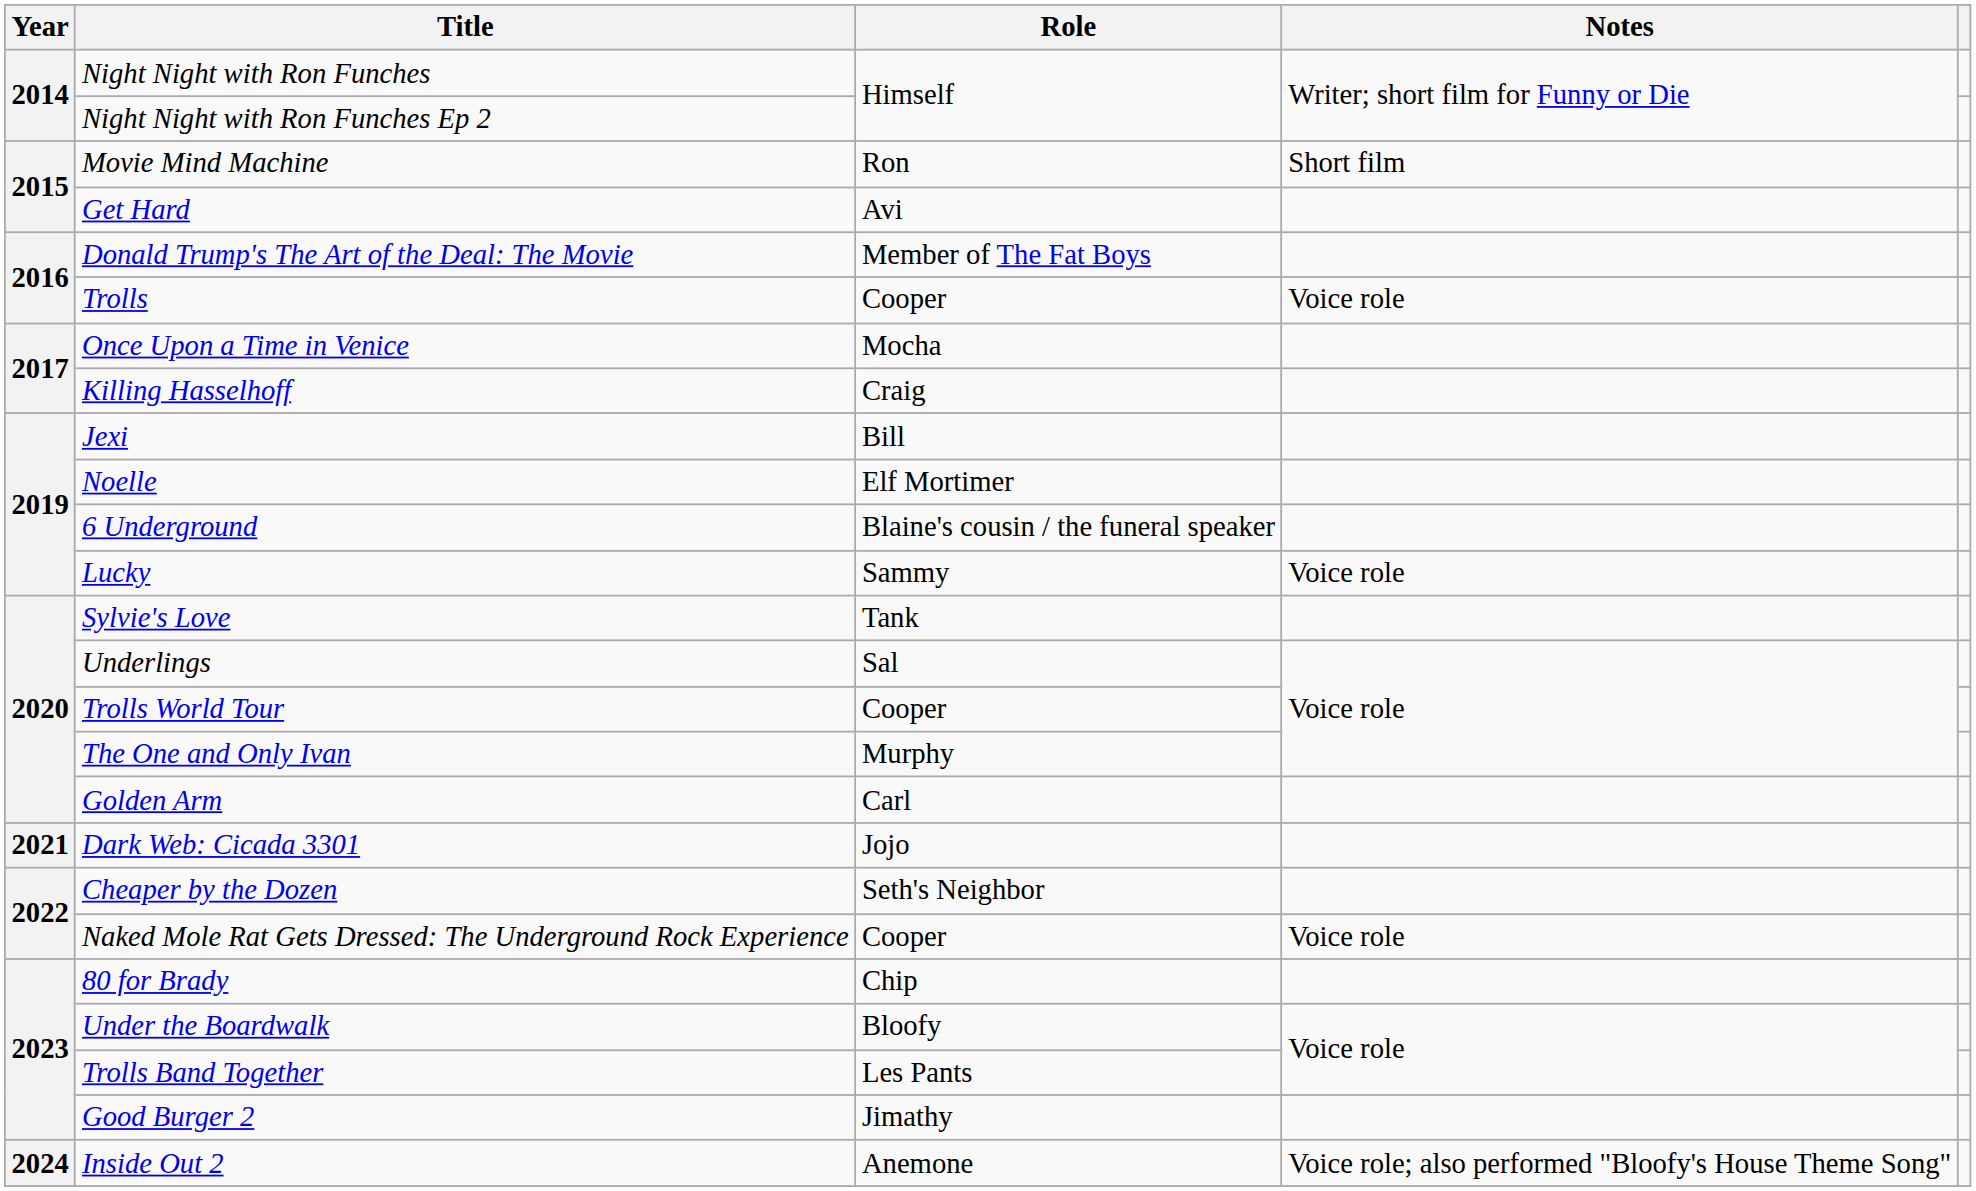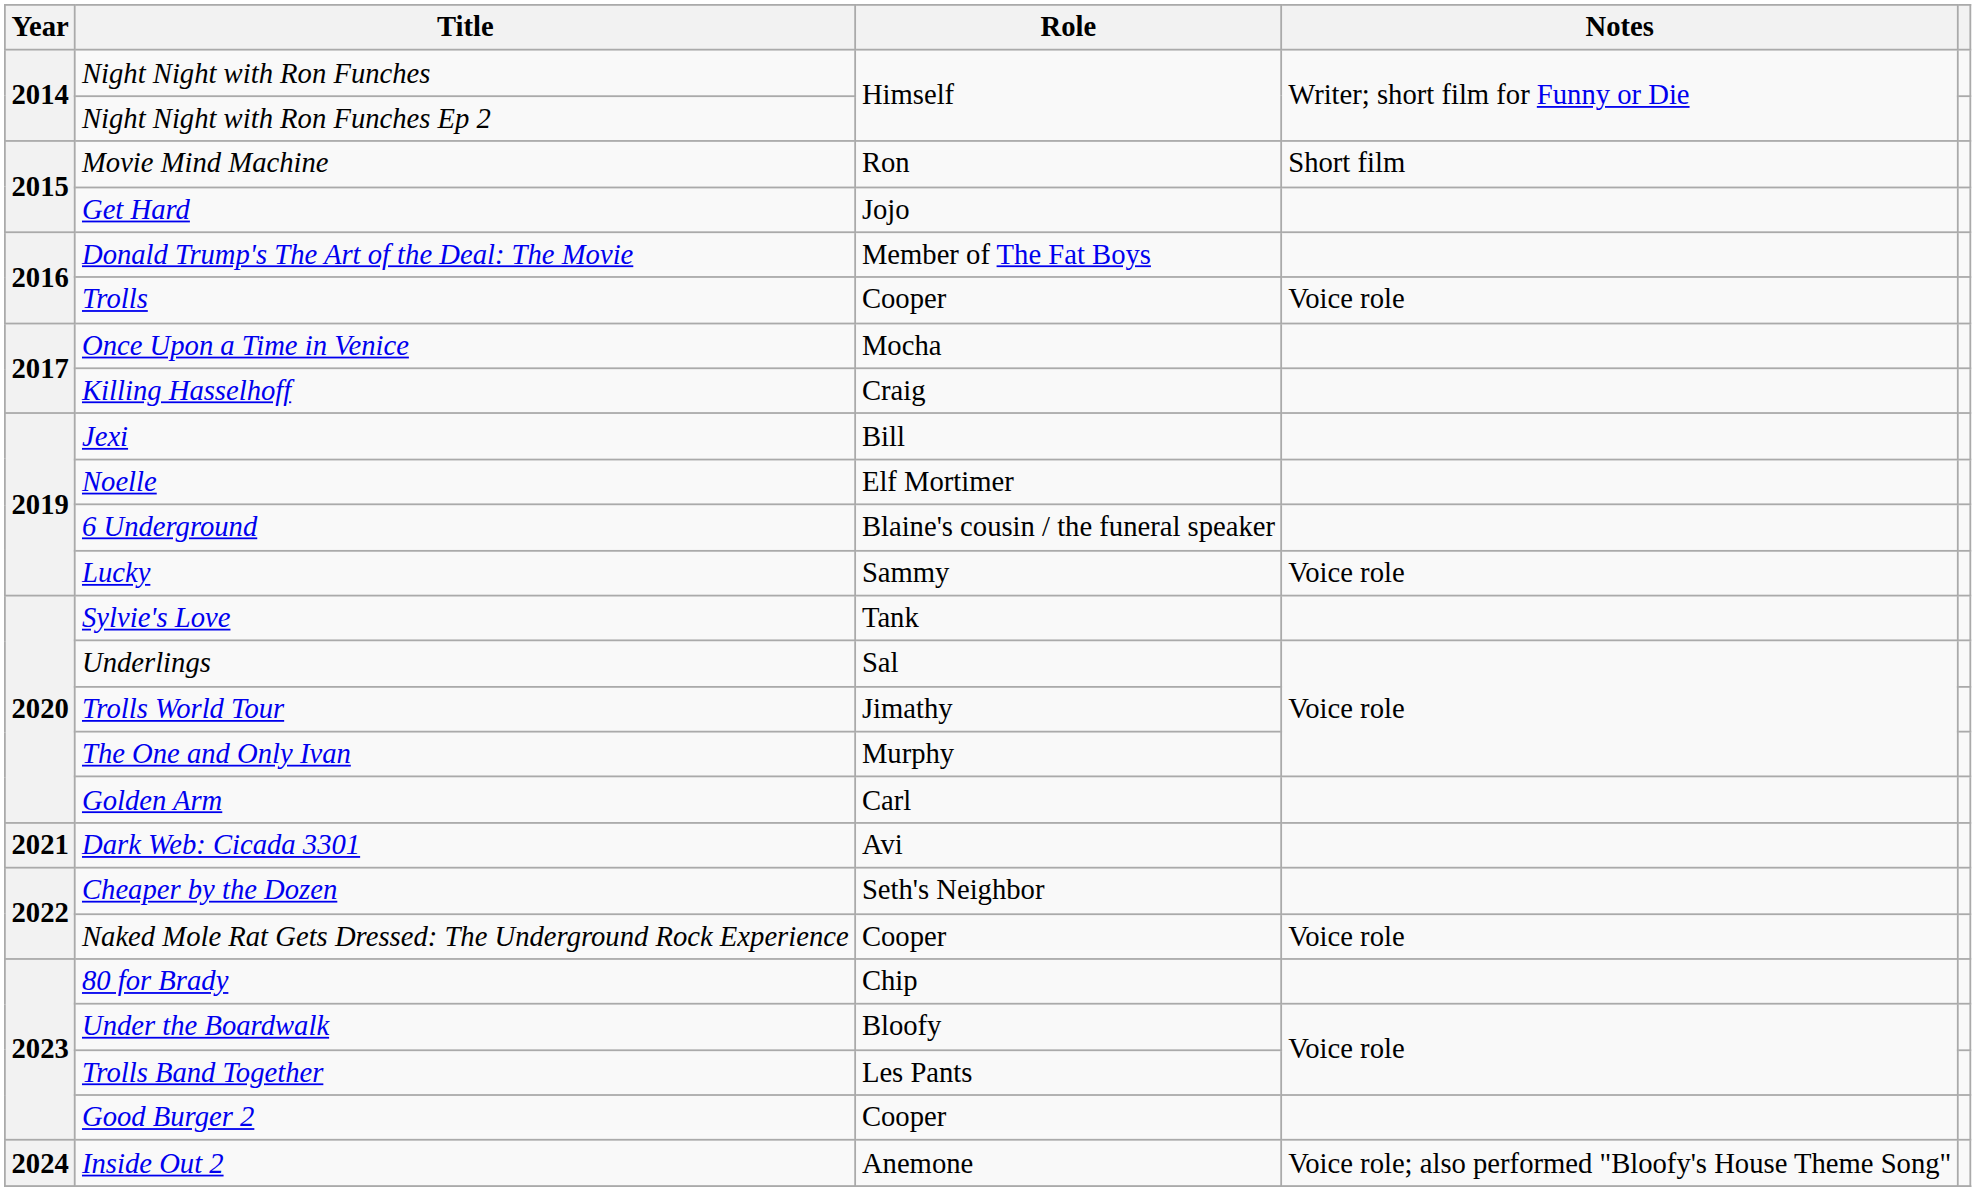(882, 208) Avi -> (886, 208) Jojo
(904, 708) Cooper -> (907, 708) Jimathy
(886, 844) Jojo -> (882, 844) Avi
(907, 1117) Jimathy -> (904, 1117) Cooper
